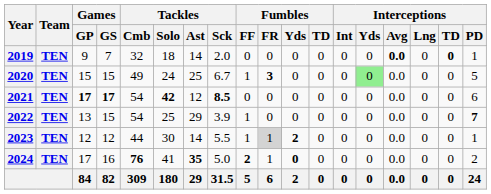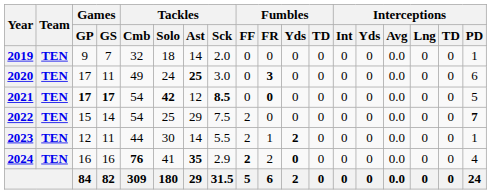(397, 55) bold -> (397, 55) normal
(451, 55) bold -> (451, 55) normal
(85, 76) 15 -> (85, 76) 17
(108, 76) 15 -> (108, 76) 11
(195, 76) normal -> (195, 76) bold
(222, 76) 6.7 -> (222, 76) 3.0
(247, 76) 1 -> (247, 76) 0
(369, 76) lightgreen background -> (369, 76) no background
(474, 76) 5 -> (474, 76) 6
(270, 96) normal -> (270, 96) bold
(474, 96) 6 -> (474, 96) 5
(85, 117) 13 -> (85, 117) 15
(108, 117) 15 -> (108, 117) 14
(222, 117) 3.9 -> (222, 117) 7.5
(247, 117) 1 -> (247, 117) 2
(108, 138) 12 -> (108, 138) 11
(247, 138) 1 -> (247, 138) 2
(270, 138) lightgrey background -> (270, 138) no background
(85, 158) 17 -> (85, 158) 16
(222, 158) 5.0 -> (222, 158) 2.9
(270, 158) 1 -> (270, 158) 2
(474, 158) 2 -> (474, 158) 4
